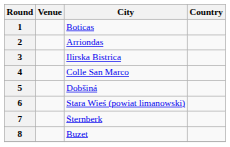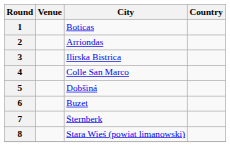(126, 103) Stara Wieś (powiat limanowski) -> (77, 103) Buzet
(77, 133) Buzet -> (126, 133) Stara Wieś (powiat limanowski)
